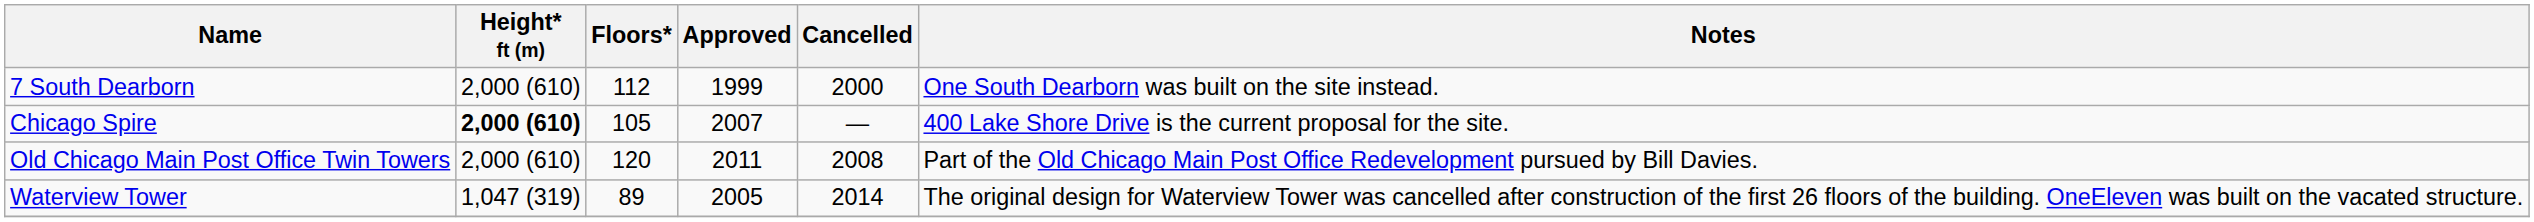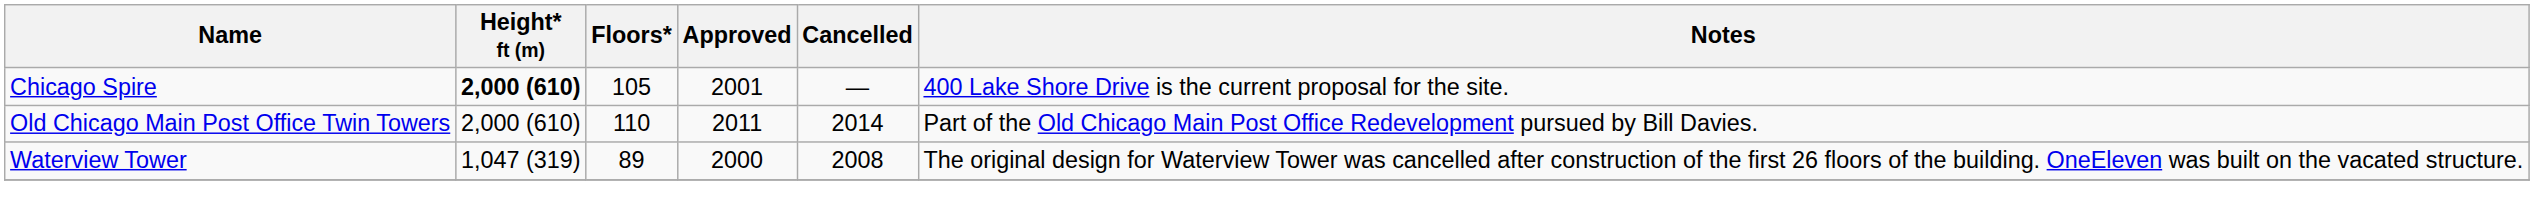- row: (102, 86)
(737, 123) 2007 -> (737, 86) 2001
(632, 160) 120 -> (632, 123) 110
(858, 160) 2008 -> (858, 123) 2014
(737, 197) 2005 -> (737, 160) 2000
(858, 197) 2014 -> (858, 160) 2008
